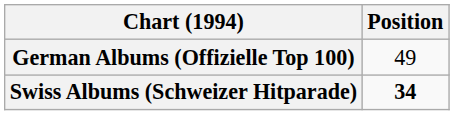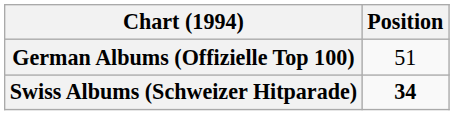(405, 57) 49 -> (405, 57) 51
